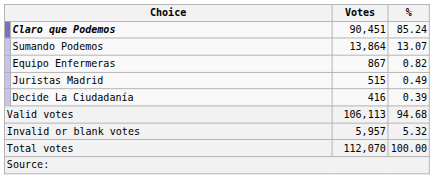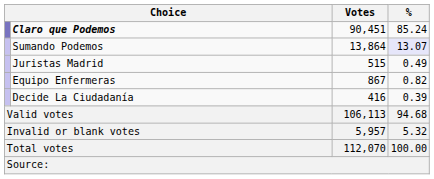(412, 46) no background -> (412, 46) lavender background
rows swapped: (64, 63) <-> (58, 80)
